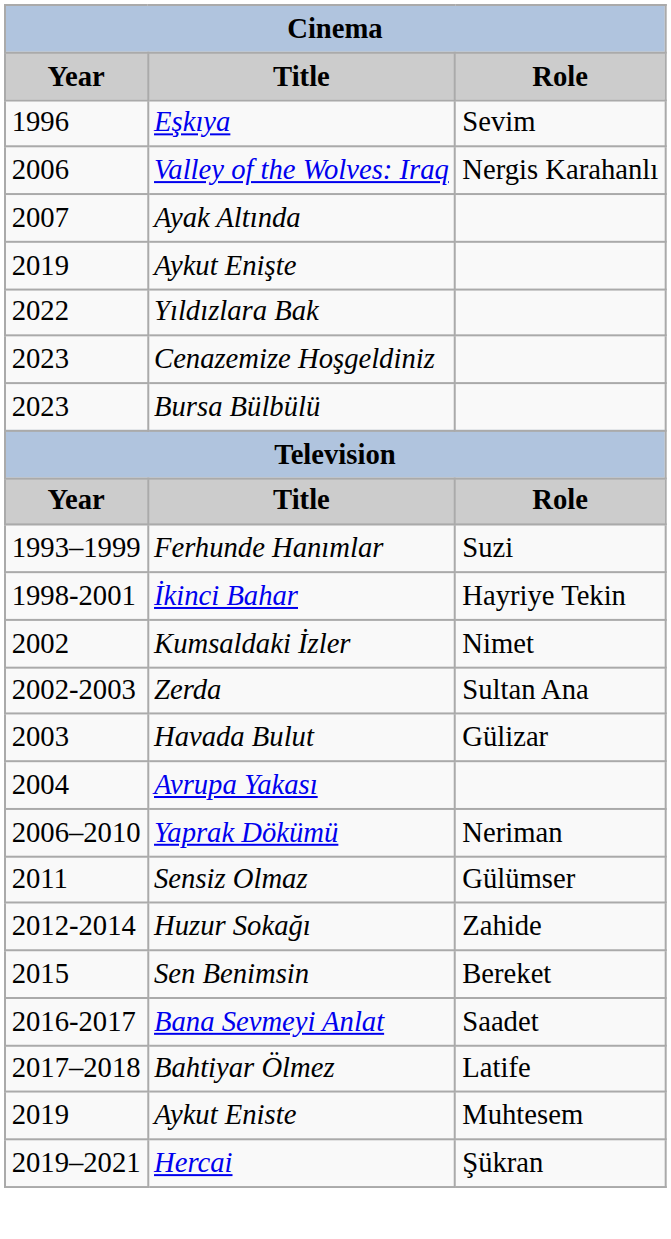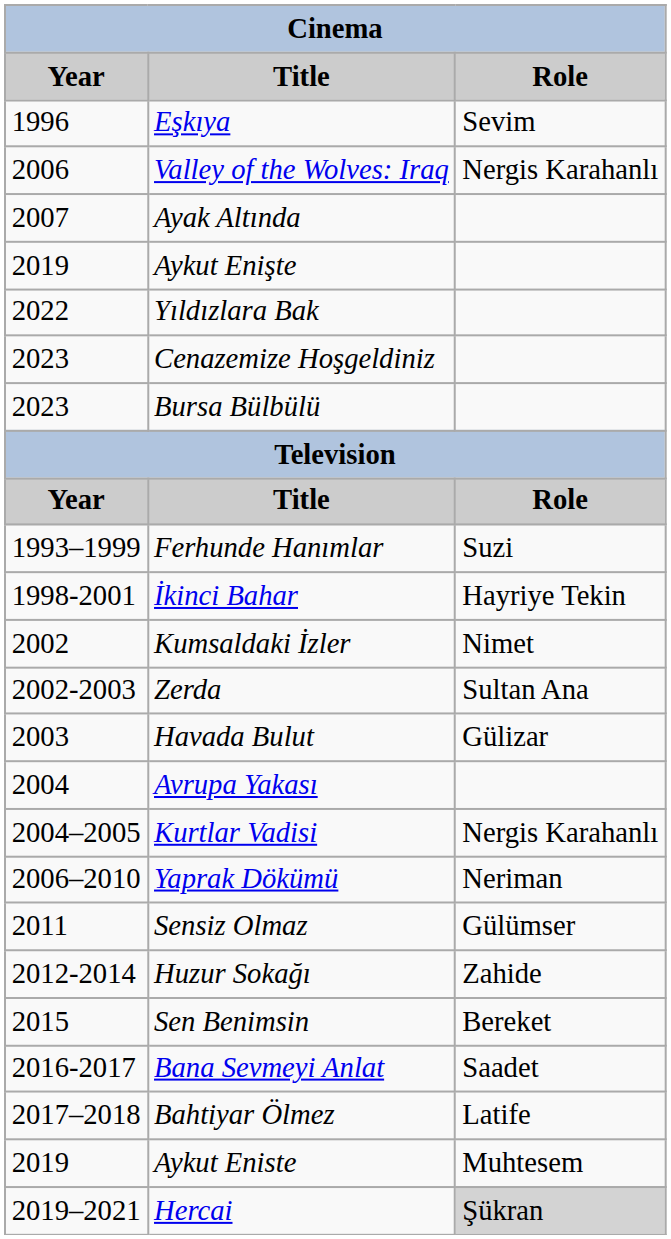+ row: (236, 831)
(503, 1162) no background -> (503, 1210) lightgrey background
